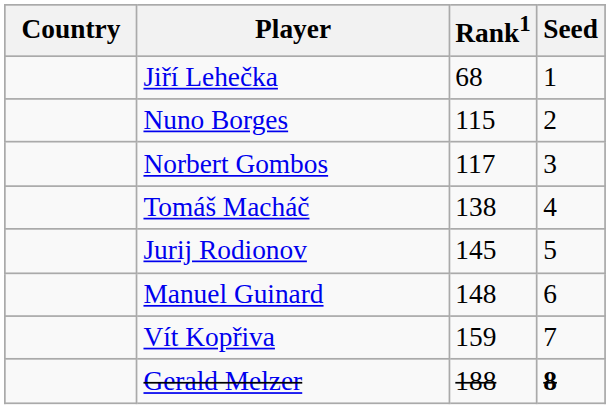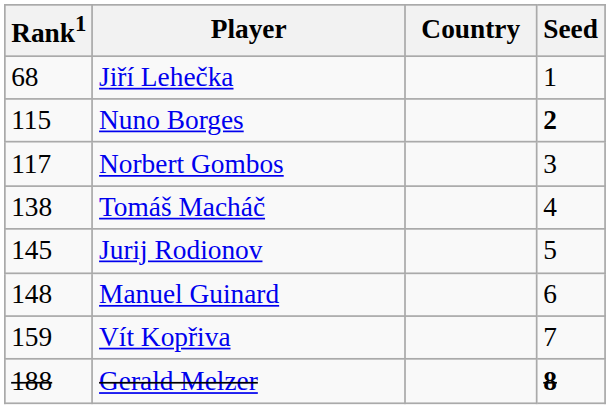columns swapped: (71, 29) <-> (493, 29)
(550, 120) normal -> (550, 120) bold
